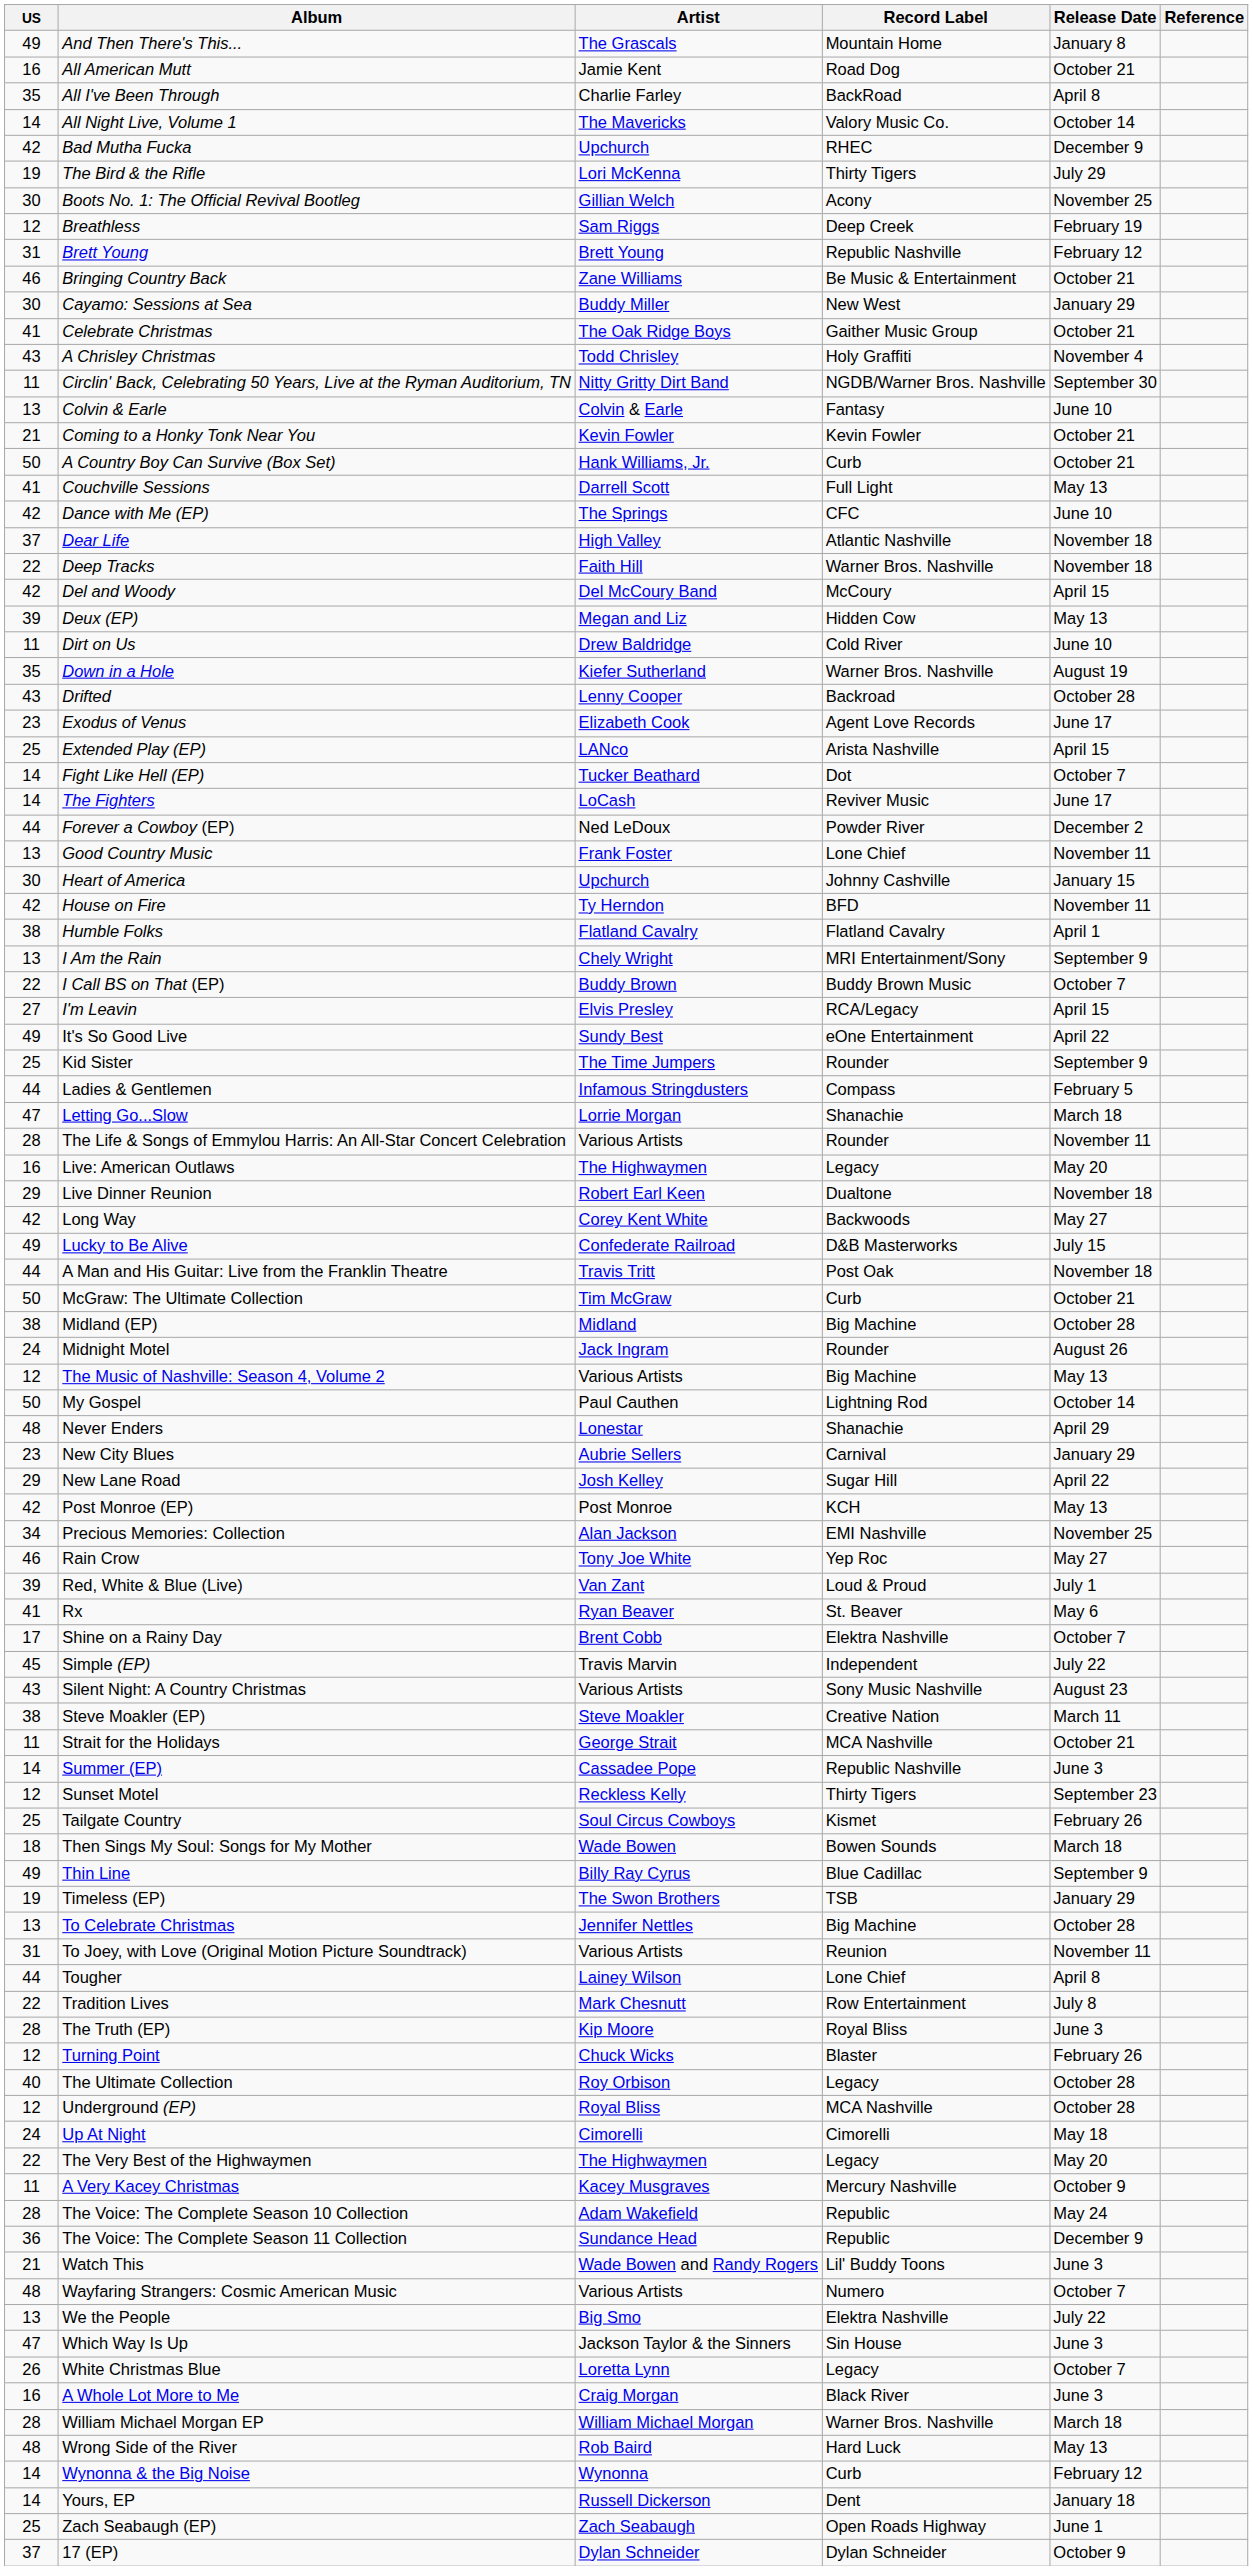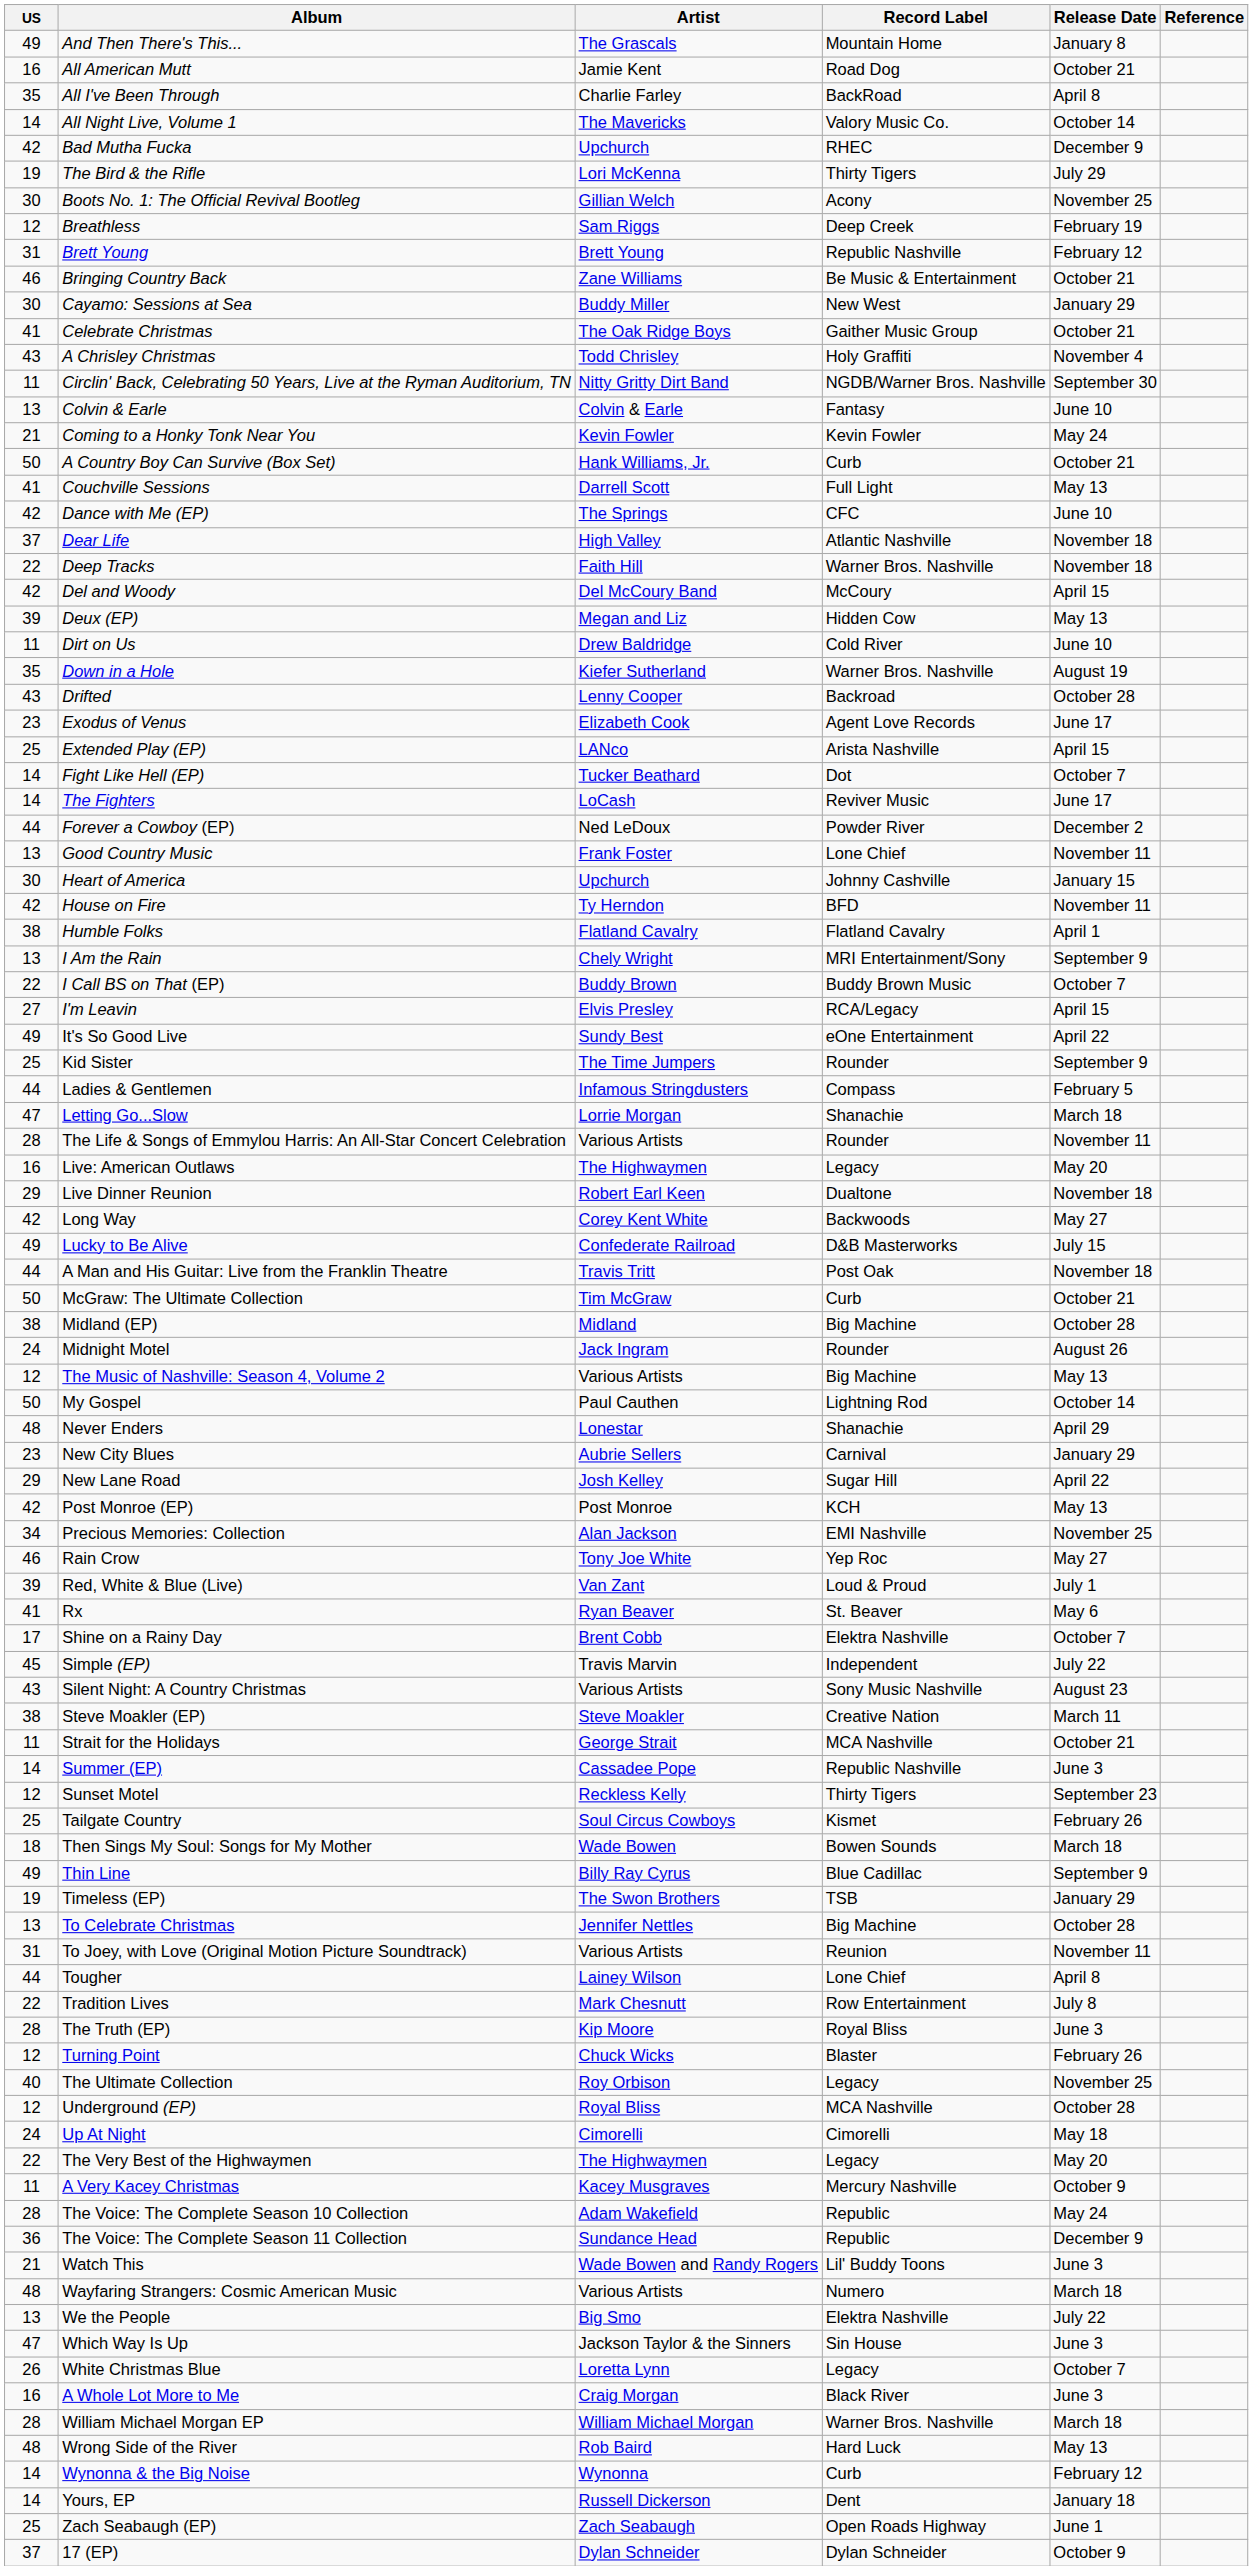(1094, 435) October 21 -> (1080, 435) May 24
(1094, 2082) October 28 -> (1103, 2082) November 25
(1090, 2291) October 7 -> (1088, 2291) March 18
